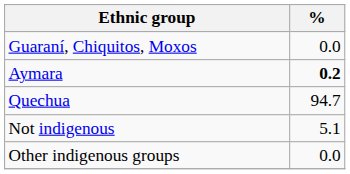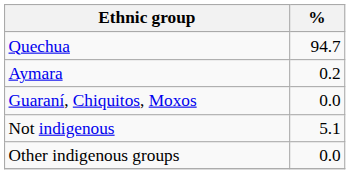rows swapped: (39, 100) <-> (103, 45)
(330, 73) bold -> (330, 73) normal
